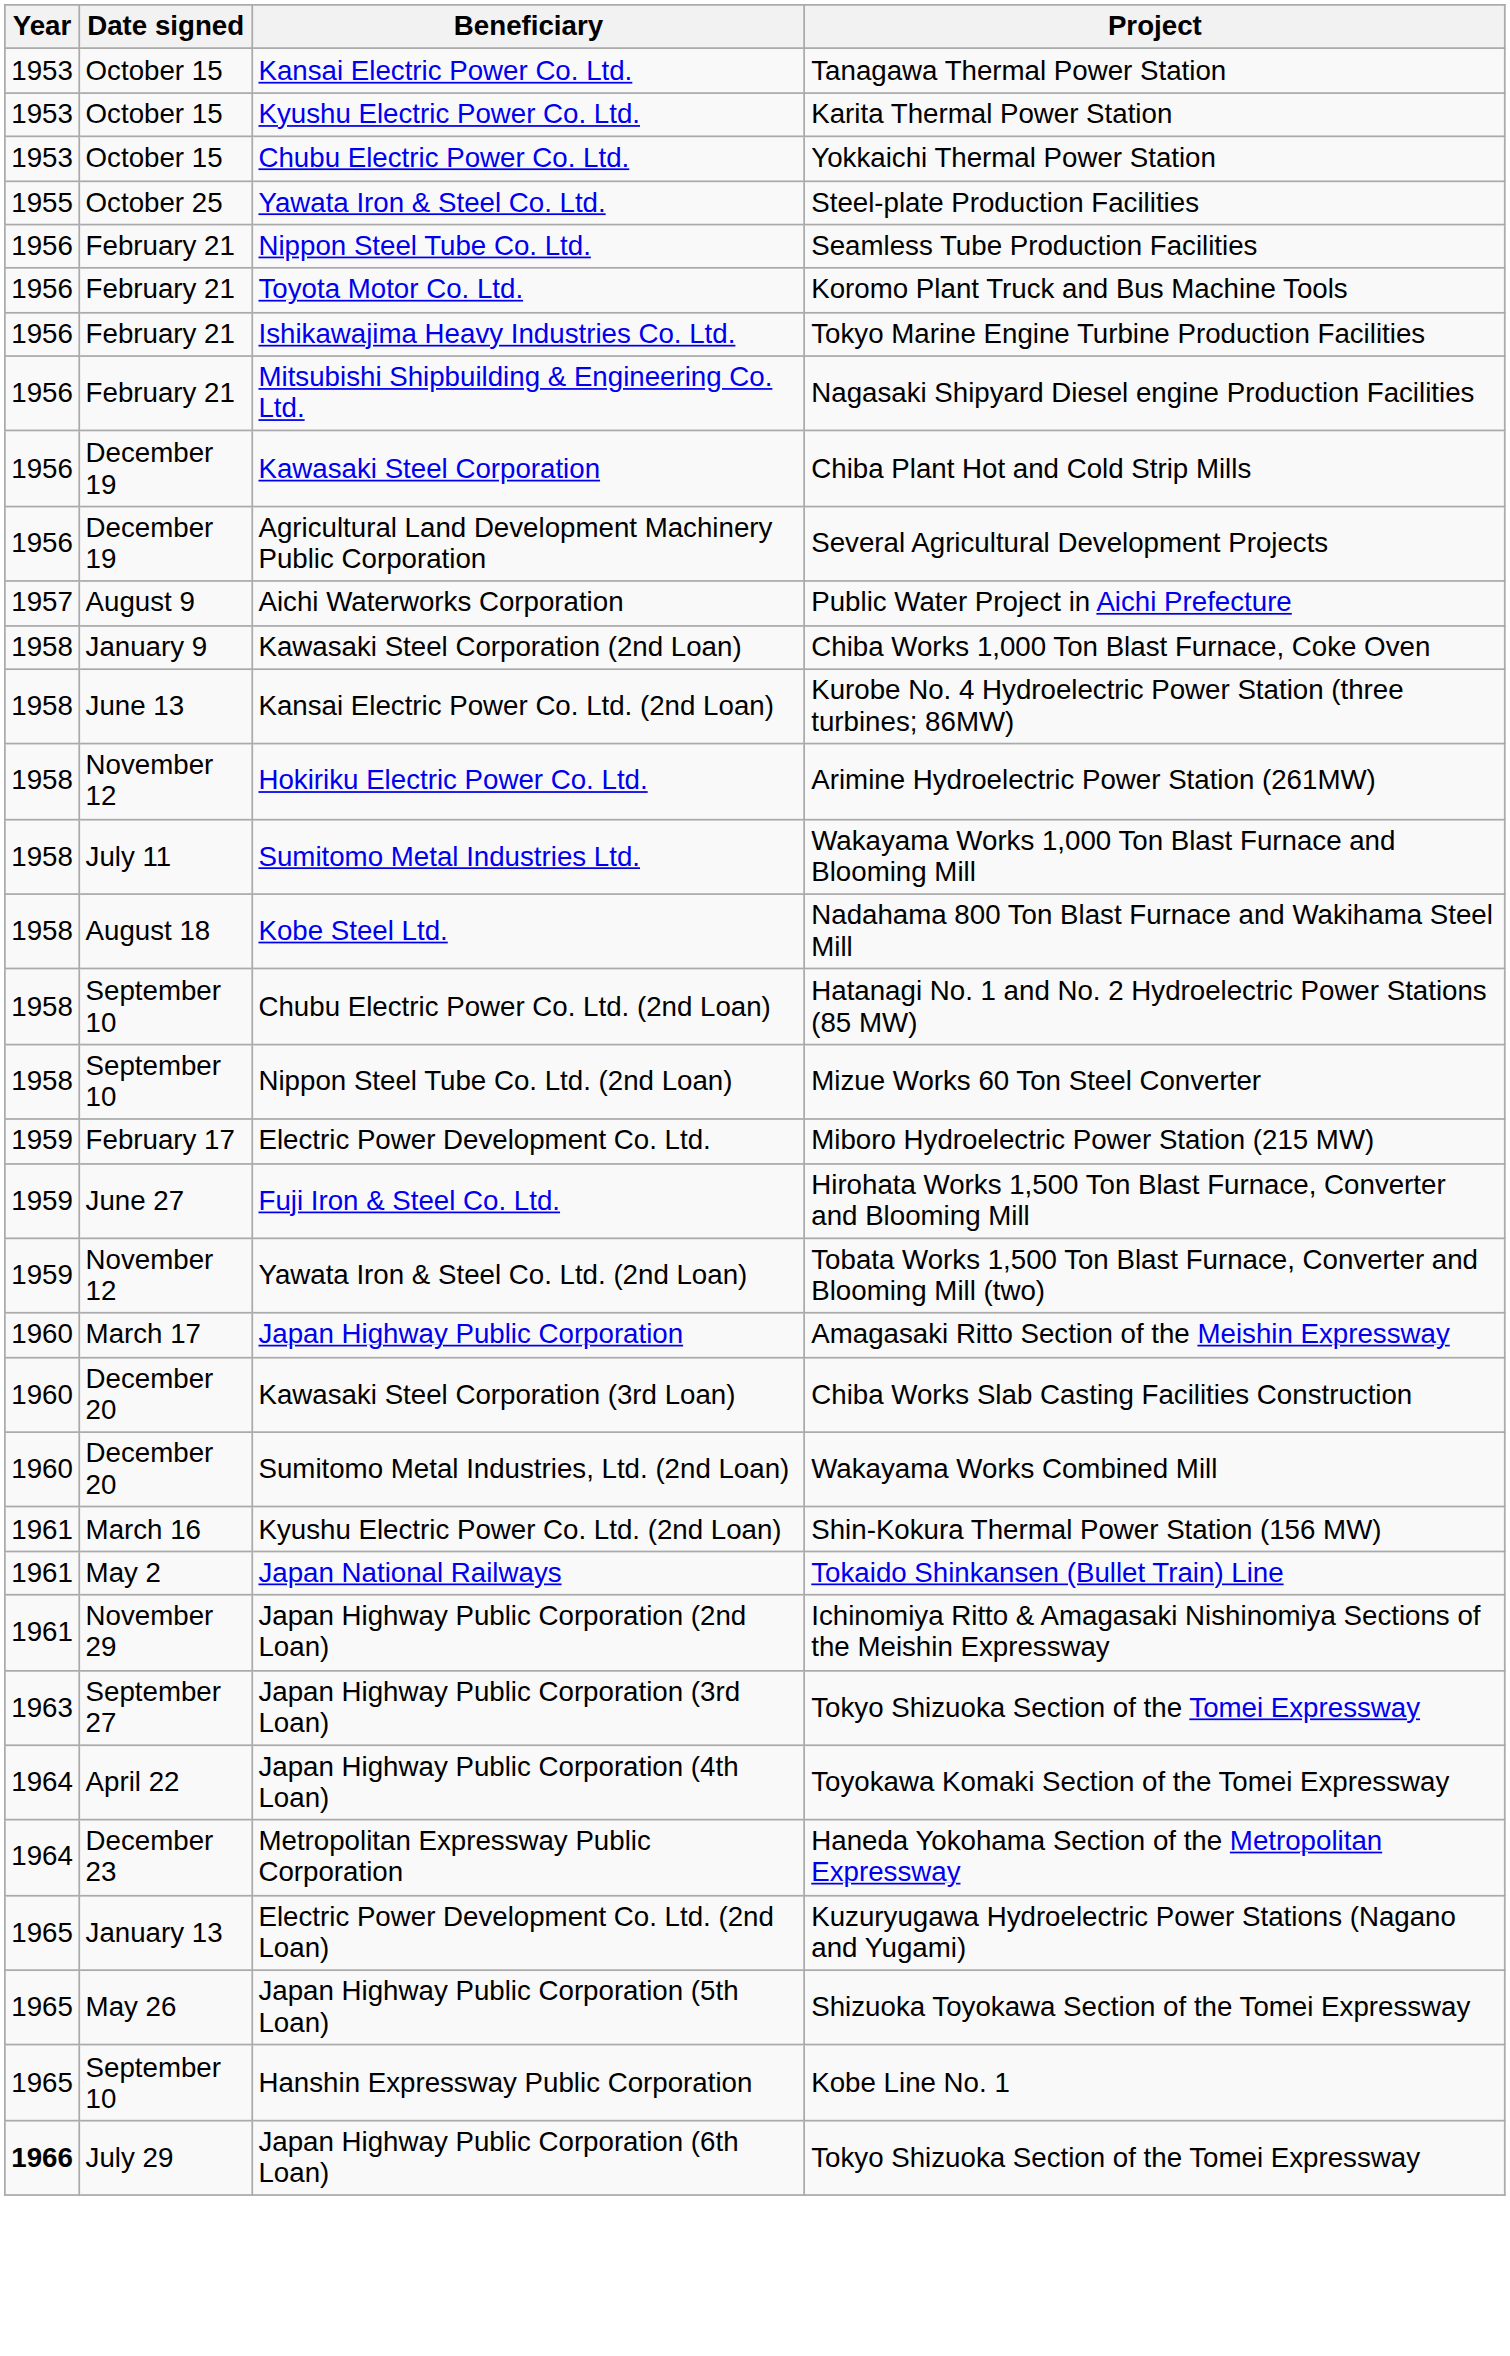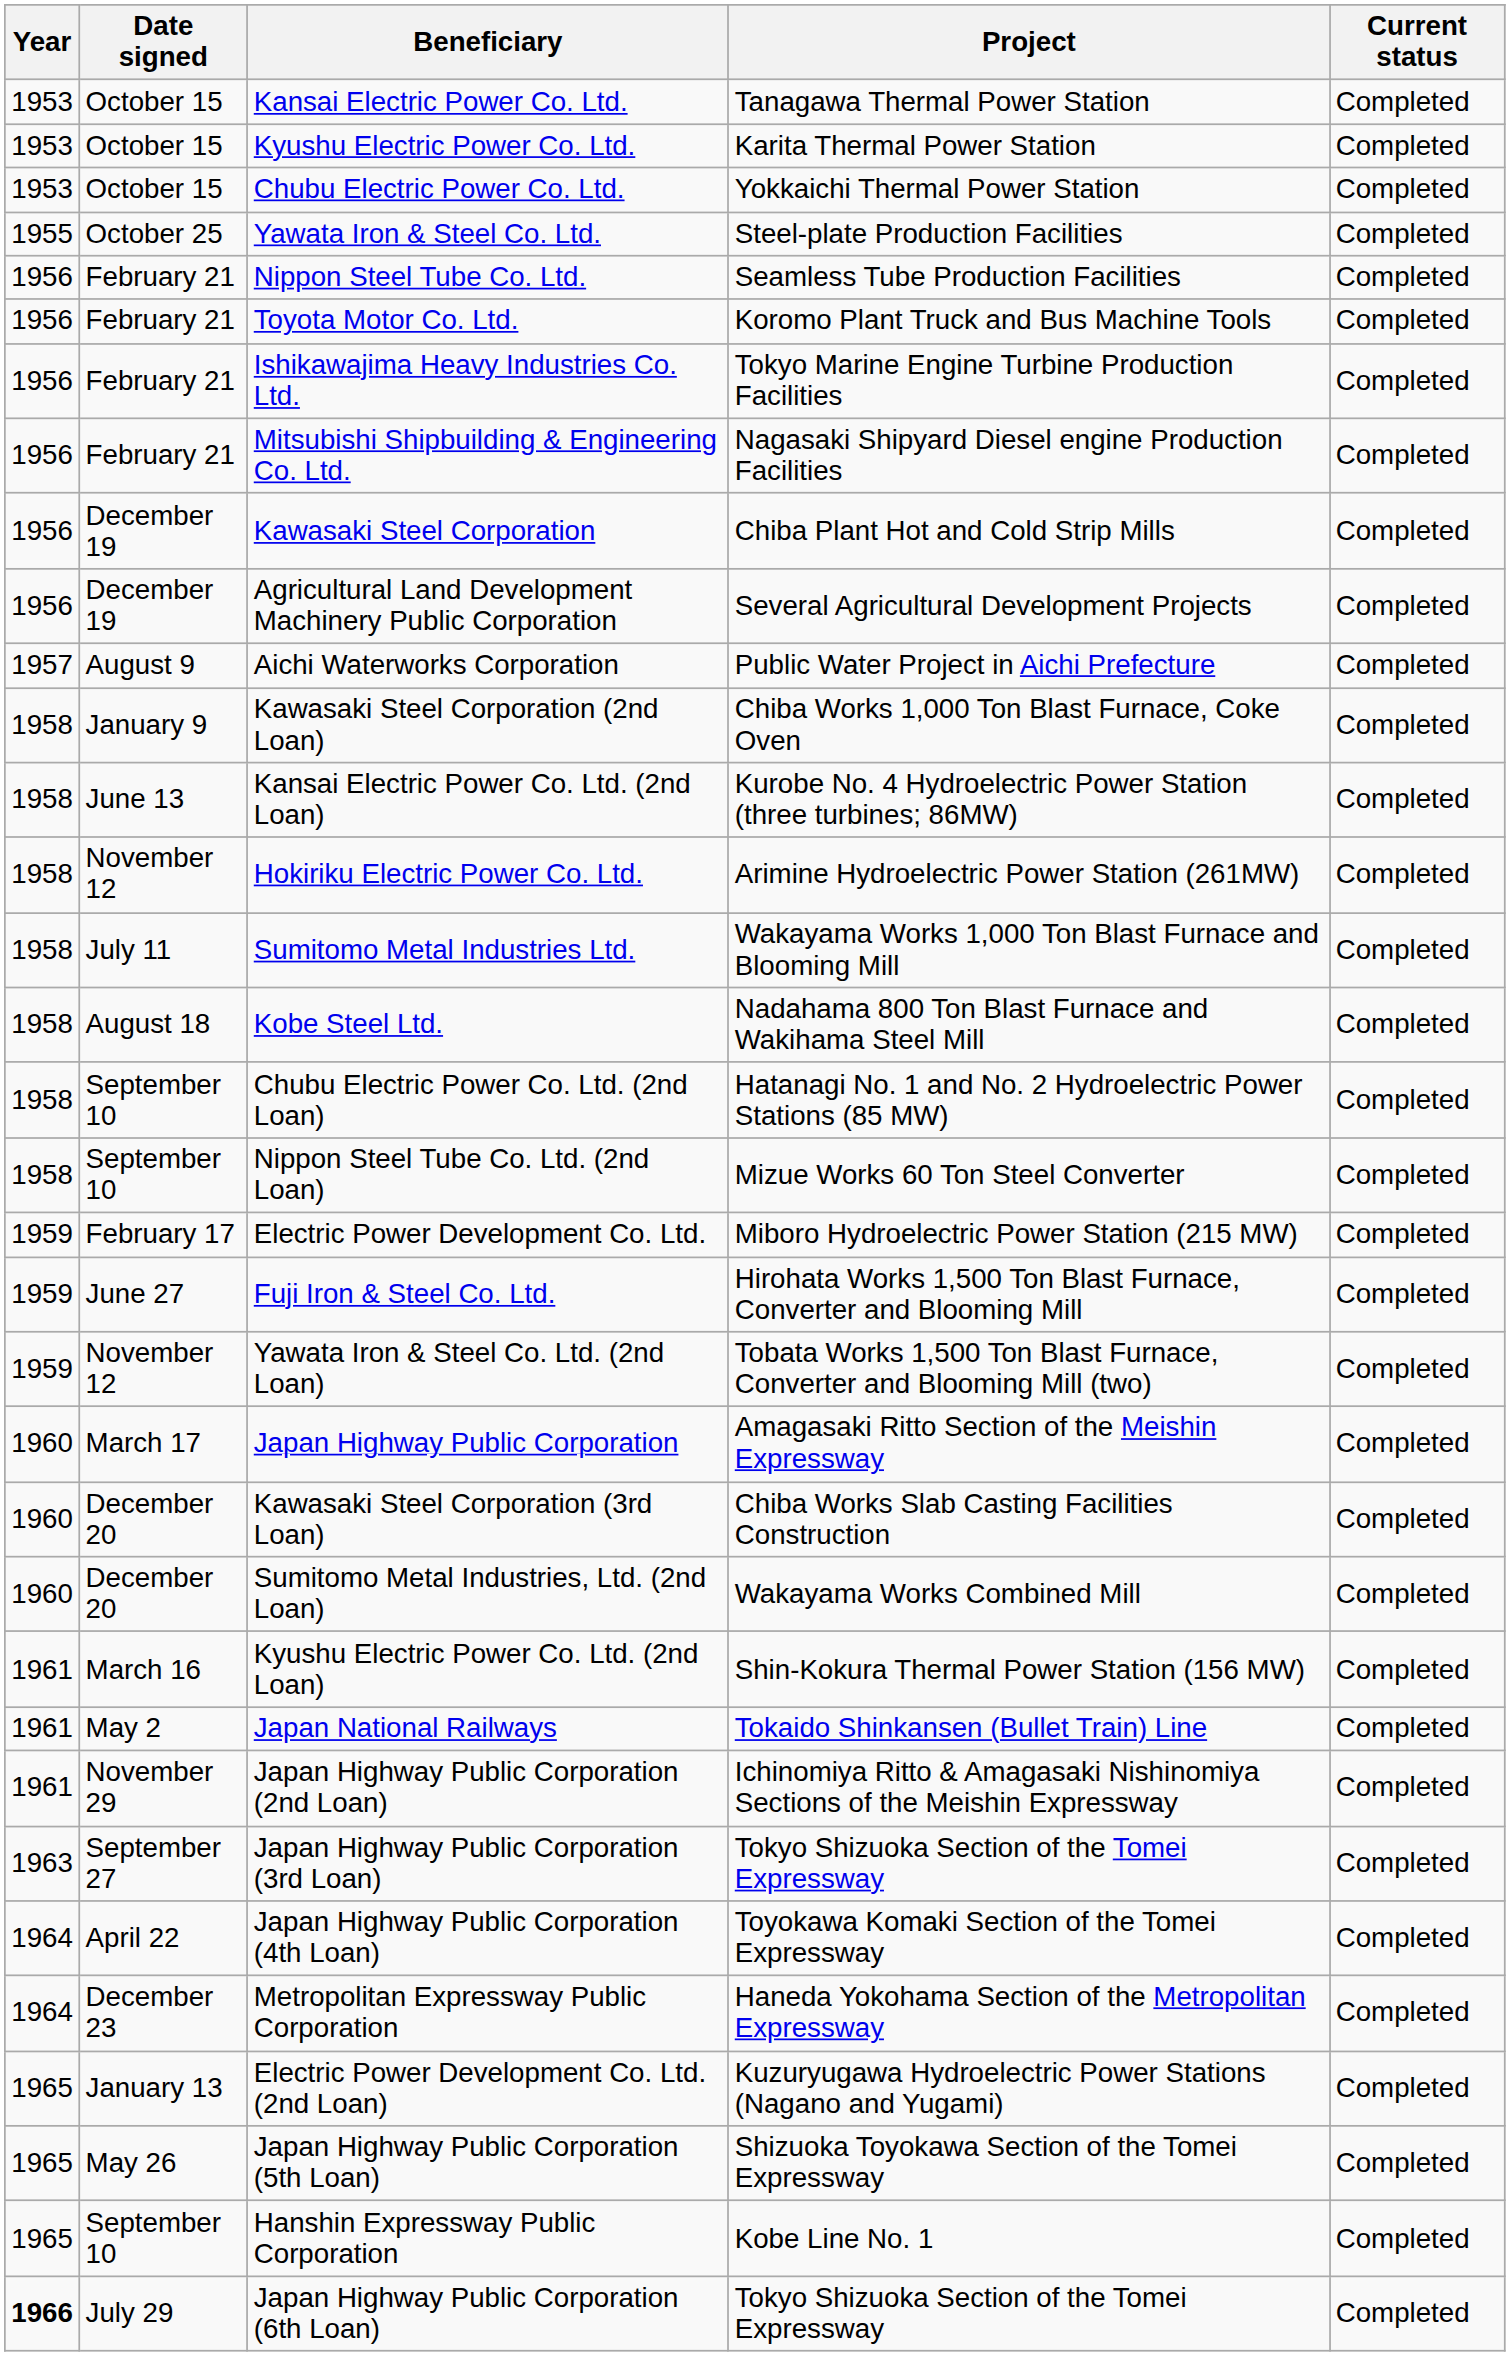+ column: (1417, 42)
